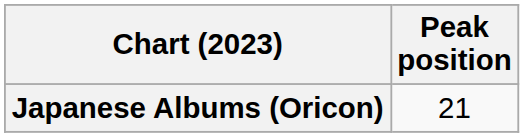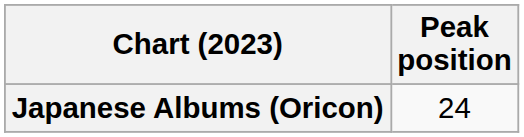(454, 107) 21 -> (454, 107) 24
